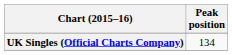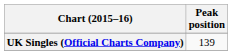(207, 42) 134 -> (207, 42) 139
